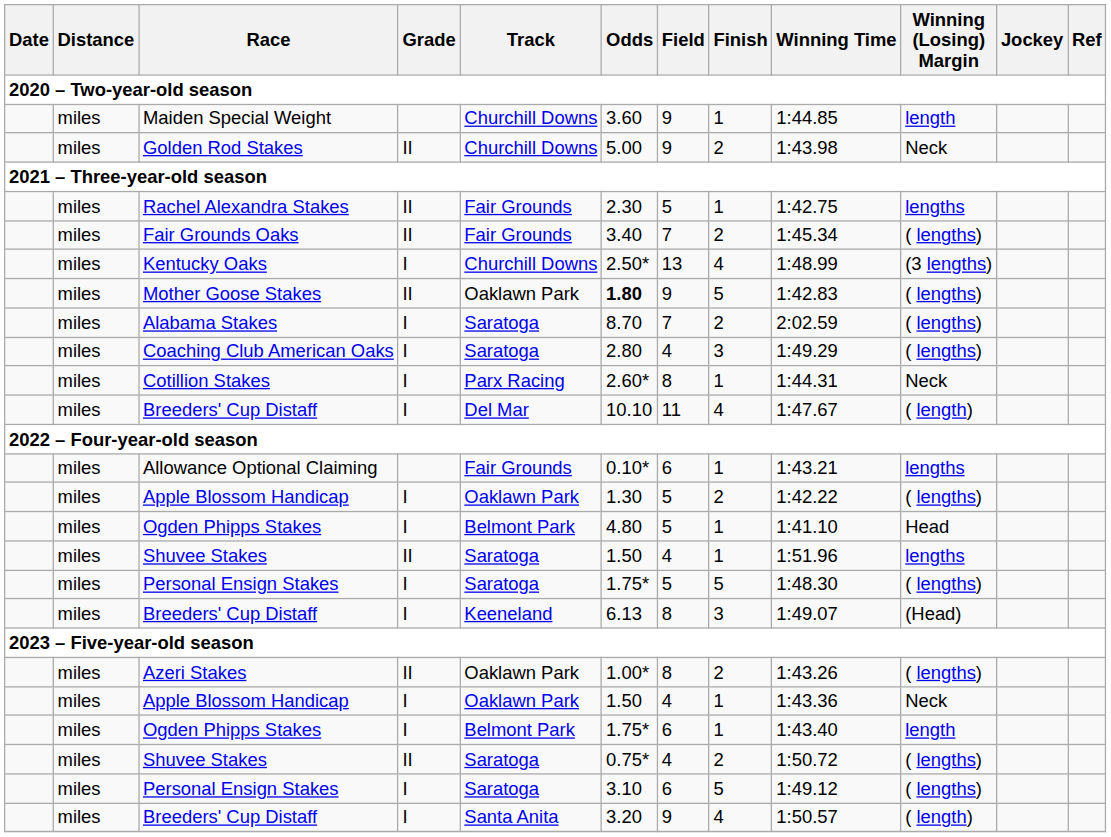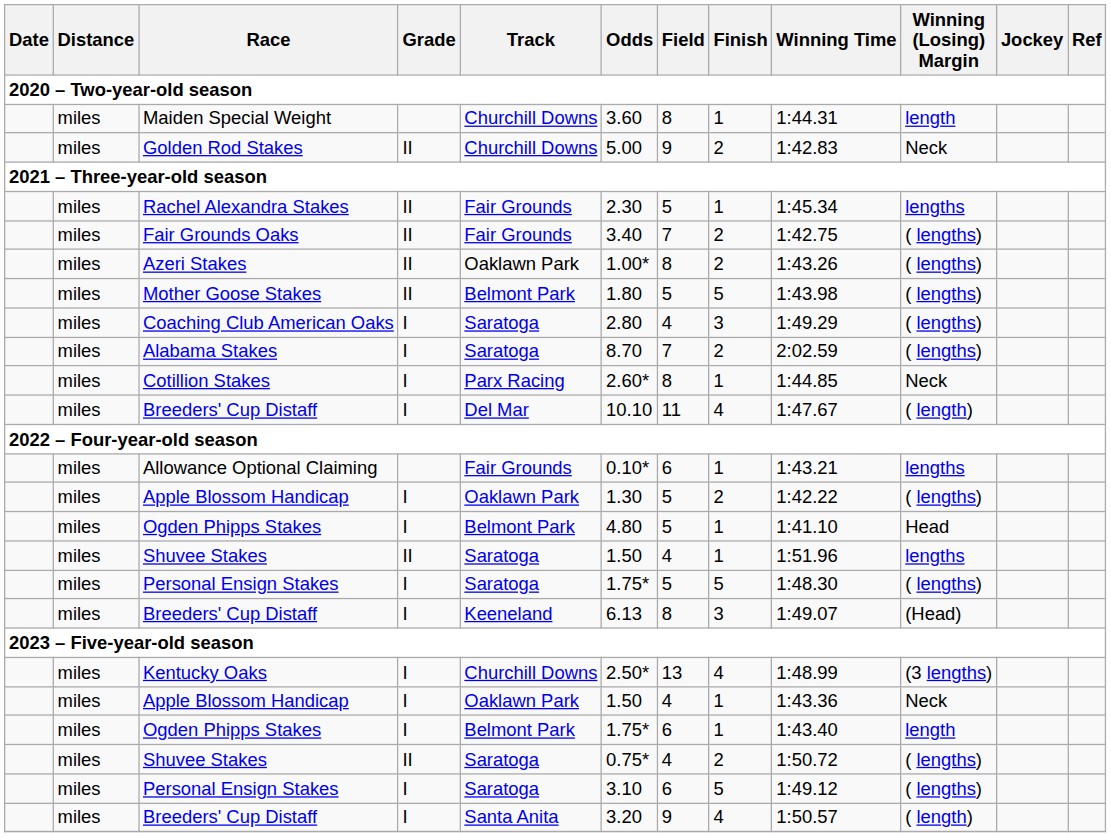(667, 119) 9 -> (667, 119) 8
(807, 119) 1:44.85 -> (807, 119) 1:44.31
(807, 148) 1:43.98 -> (807, 148) 1:42.83
(807, 206) 1:42.75 -> (807, 206) 1:45.34
(807, 235) 1:45.34 -> (807, 235) 1:42.75
rows swapped: (205, 264) <-> (195, 672)
(522, 294) Oaklawn Park -> (520, 294) Belmont Park
(624, 294) bold -> (624, 294) normal
(667, 294) 9 -> (667, 294) 5
(807, 294) 1:42.83 -> (807, 294) 1:43.98
rows swapped: (268, 352) <-> (210, 323)
(807, 381) 1:44.31 -> (807, 381) 1:44.85
